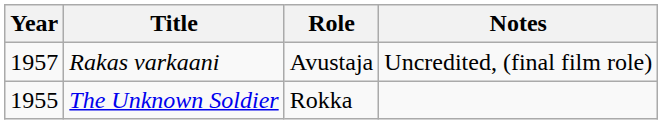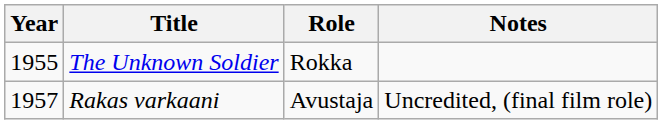rows swapped: (174, 99) <-> (144, 61)
